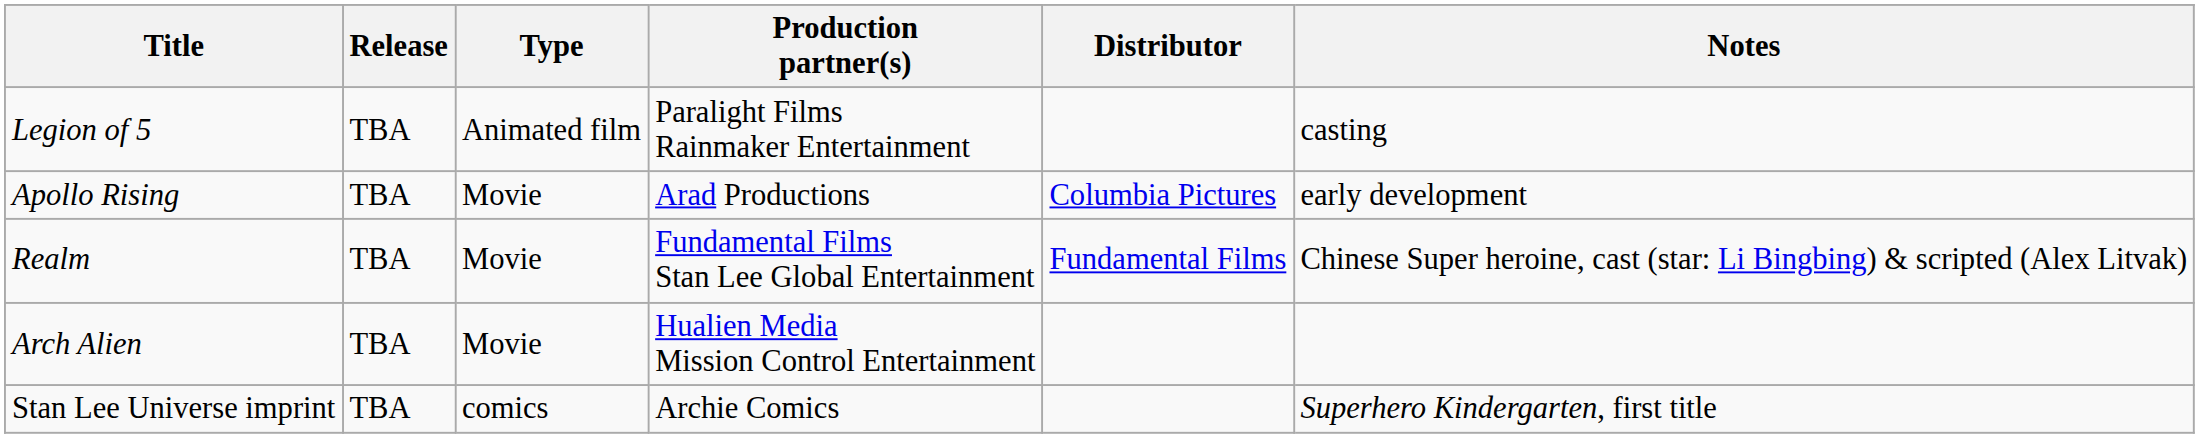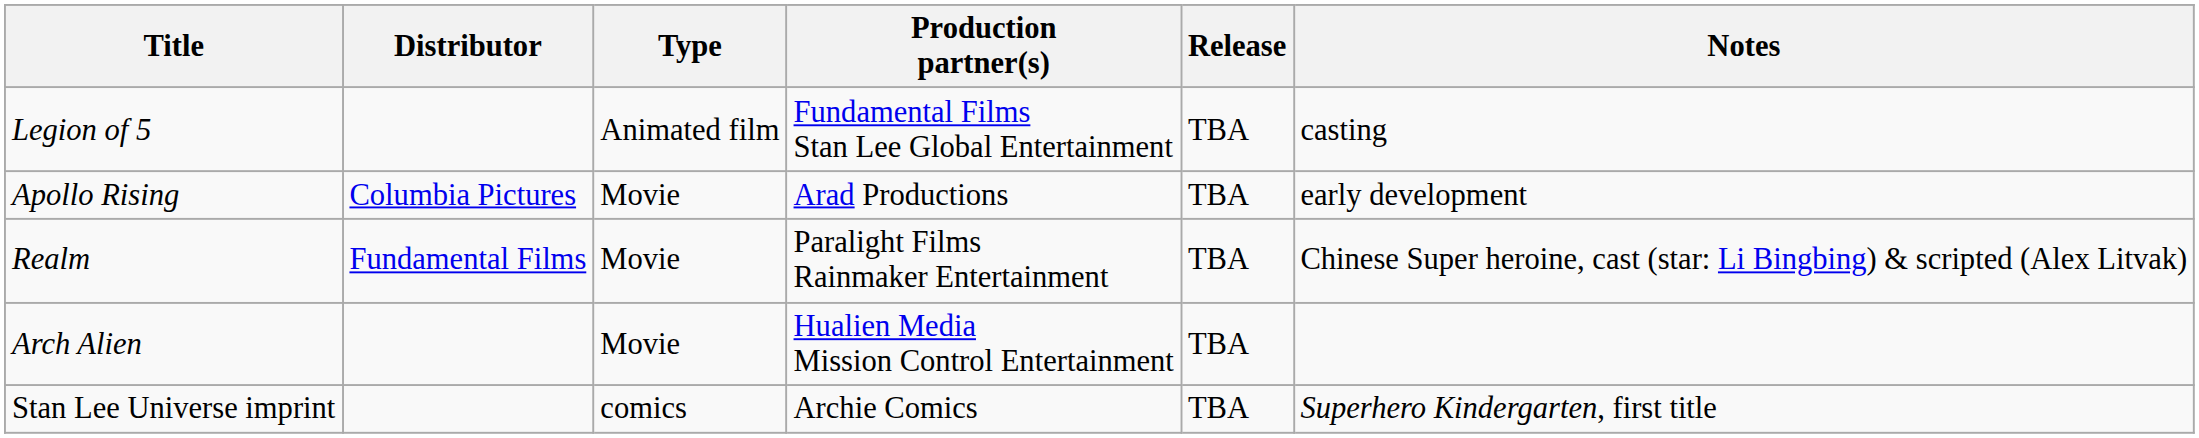columns swapped: (399, 45) <-> (1168, 45)
(813, 128) Paralight Films Rainmaker Entertainment -> (983, 128) Fundamental Films Stan Lee Global Entertainment
(845, 260) Fundamental Films Stan Lee Global Entertainment -> (951, 260) Paralight Films Rainmaker Entertainment
